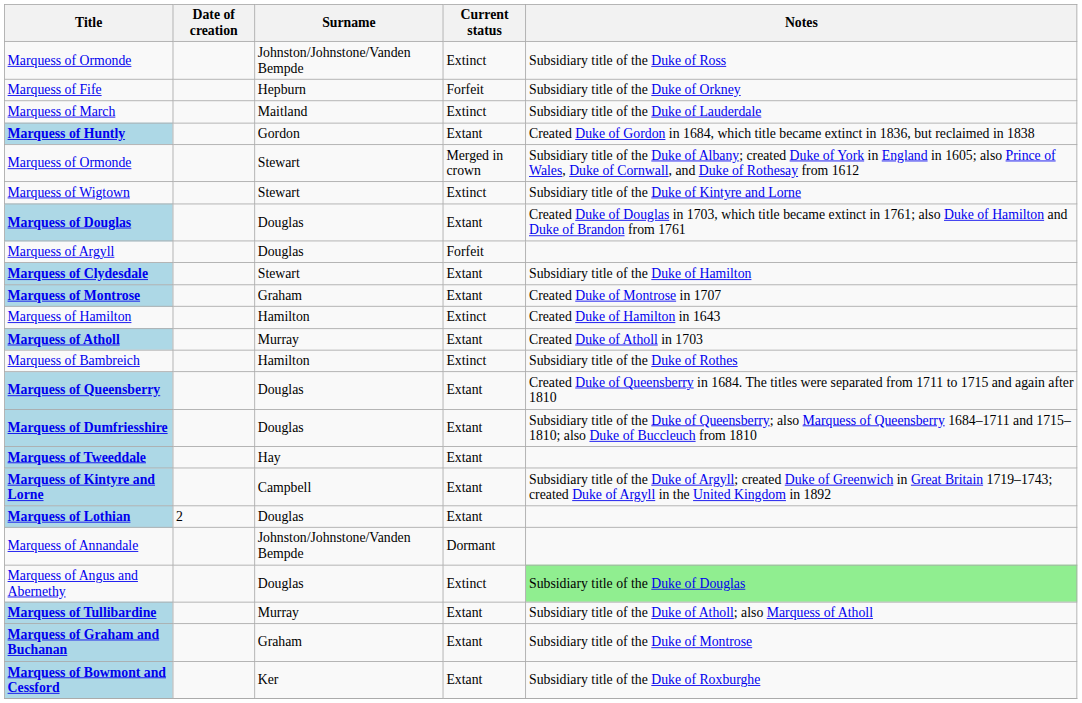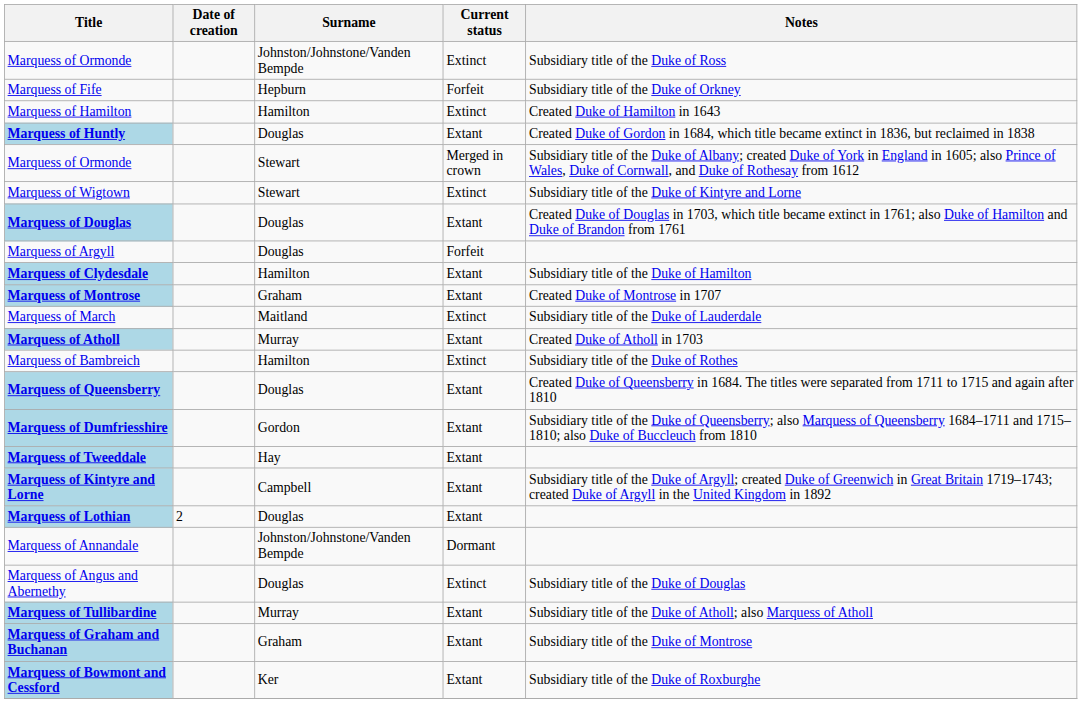rows swapped: (70, 317) <-> (61, 111)
(279, 133) Gordon -> (281, 133) Douglas
(279, 273) Stewart -> (284, 273) Hamilton
(281, 427) Douglas -> (279, 427) Gordon
(637, 583) lightgreen background -> (637, 583) no background
